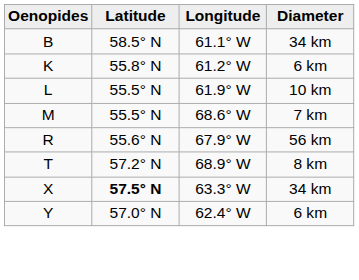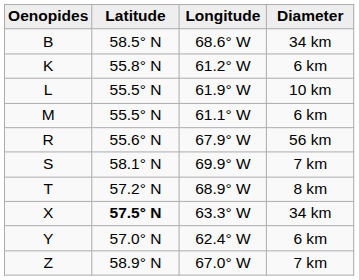(223, 41) 61.1° W -> (223, 41) 68.6° W
(223, 115) 68.6° W -> (223, 115) 61.1° W
(310, 115) 7 km -> (310, 115) 6 km
+ row: (48, 164)
+ row: (48, 262)
